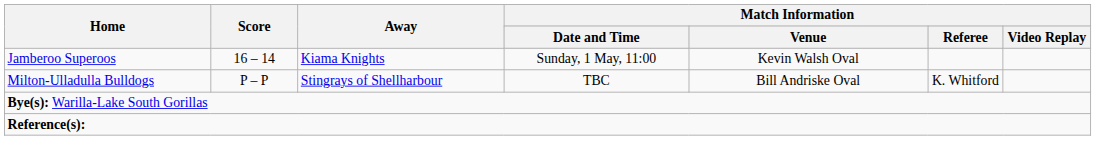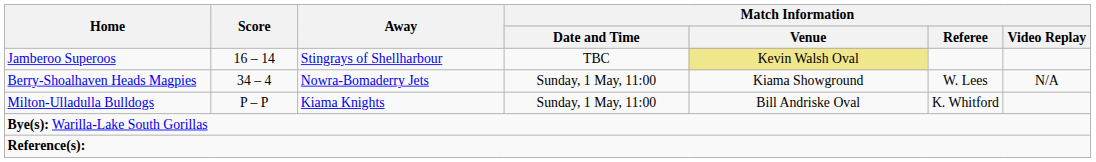(343, 59) Kiama Knights -> (372, 59) Stingrays of Shellharbour
(596, 59) Sunday, 1 May, 11:00 -> (596, 59) TBC
(808, 59) no background -> (808, 59) khaki background
+ row: (102, 80)
(372, 80) Stingrays of Shellharbour -> (343, 102) Kiama Knights
(596, 80) TBC -> (596, 102) Sunday, 1 May, 11:00
